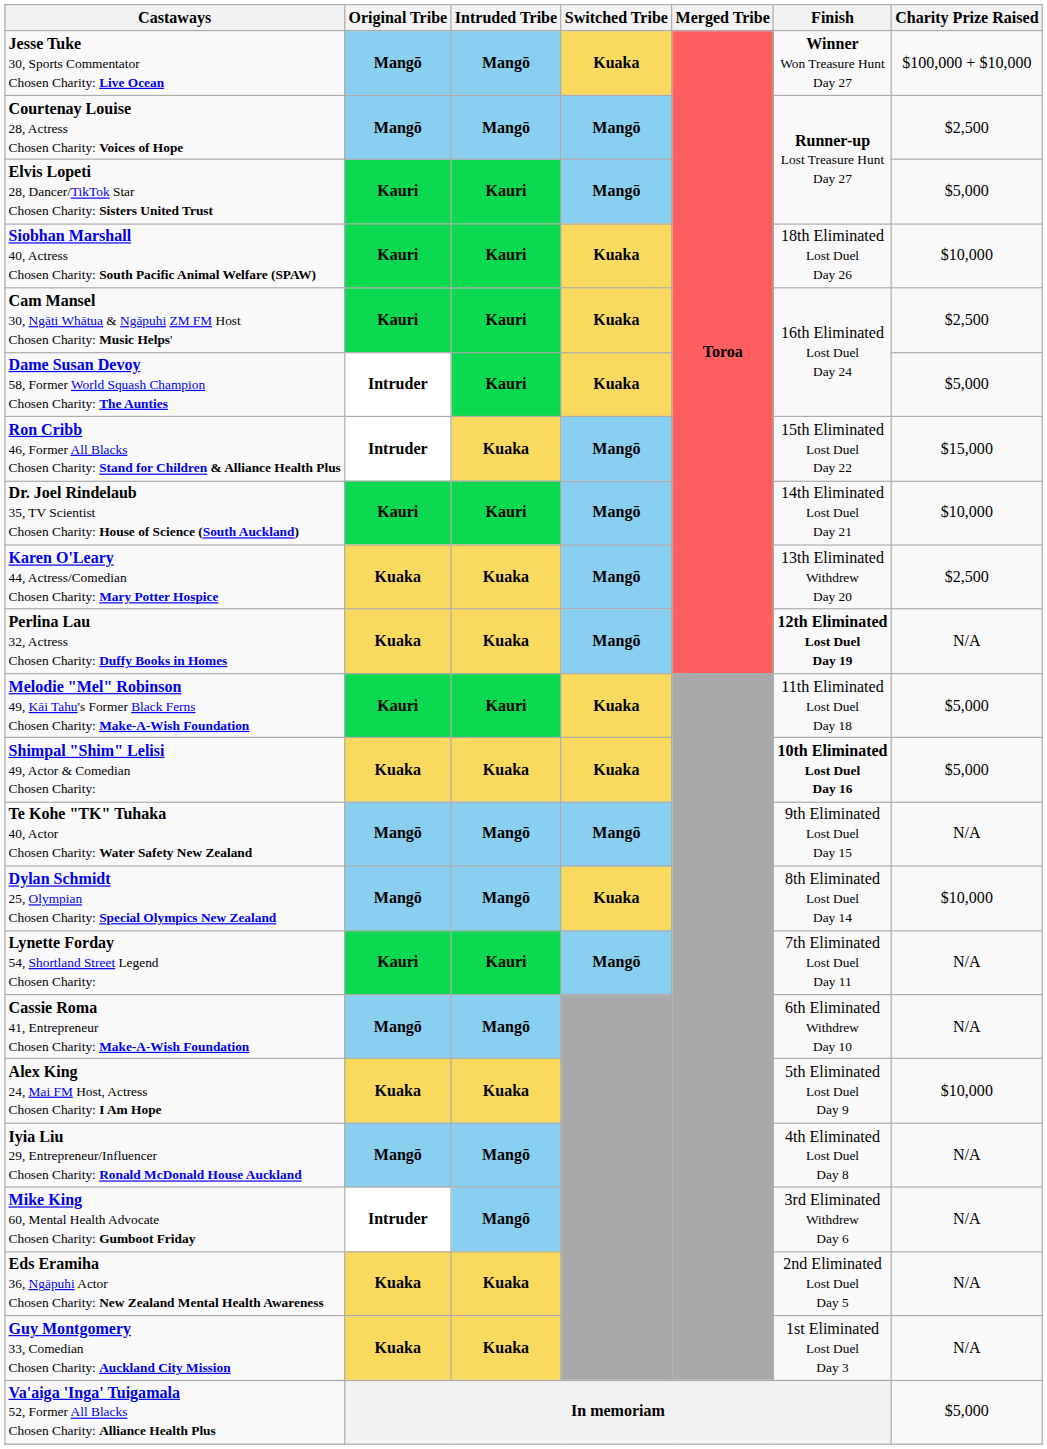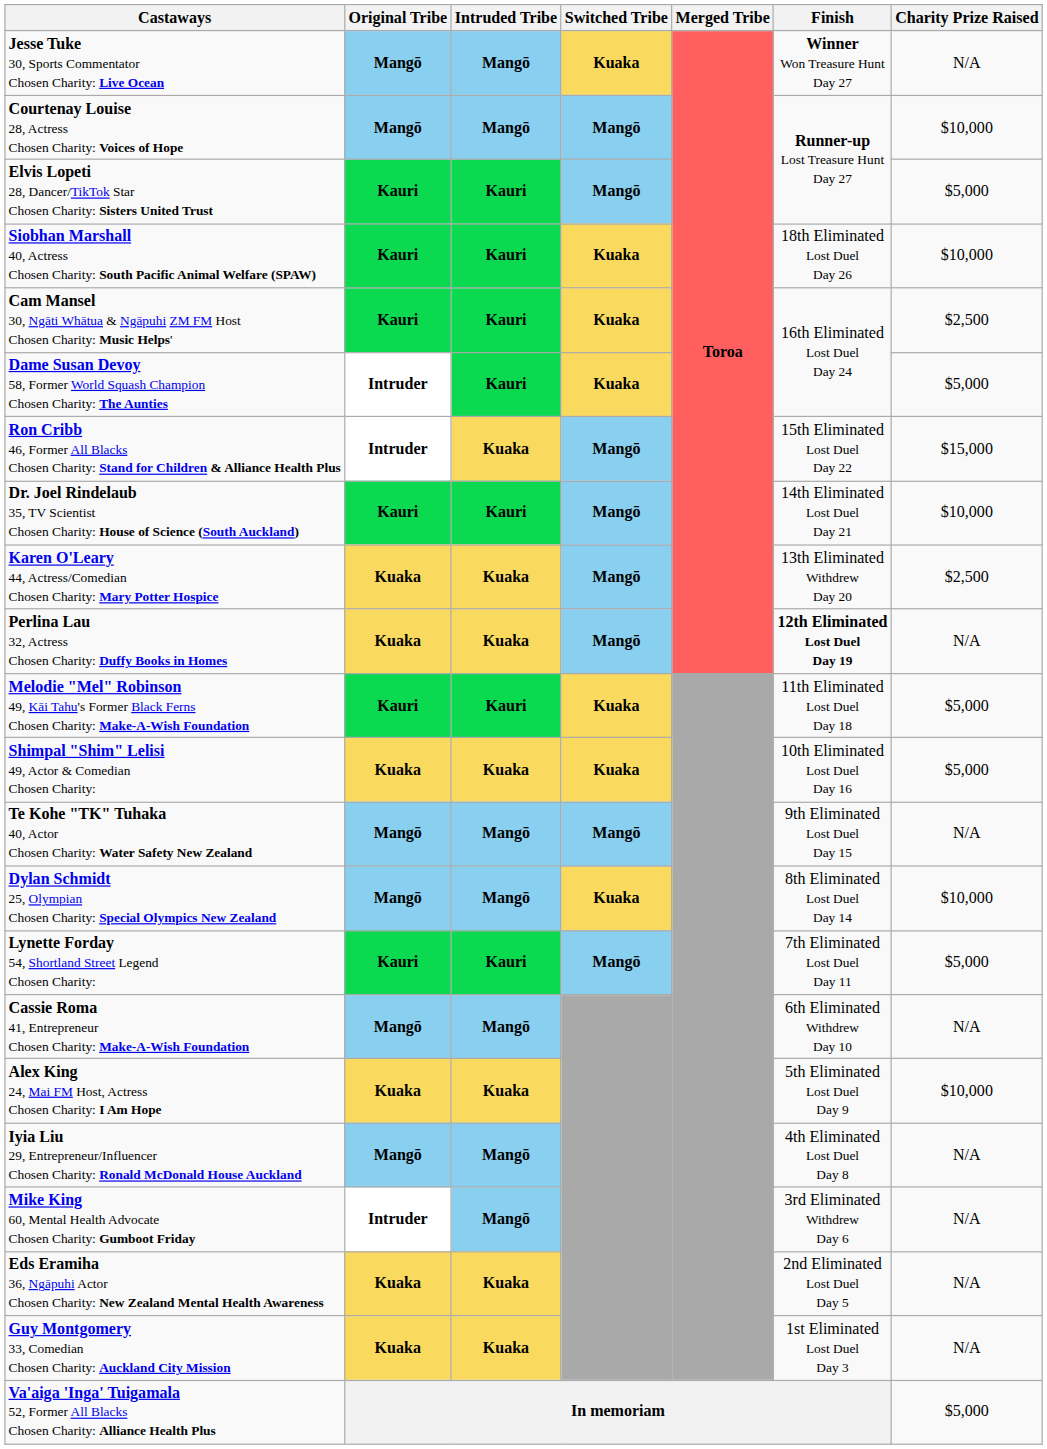(967, 63) $100,000 + $10,000 -> (967, 63) N/A
(967, 127) $2,500 -> (967, 127) $10,000
(832, 769) bold -> (832, 769) normal
(967, 962) N/A -> (967, 962) $5,000
